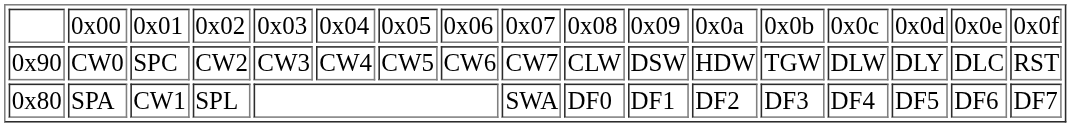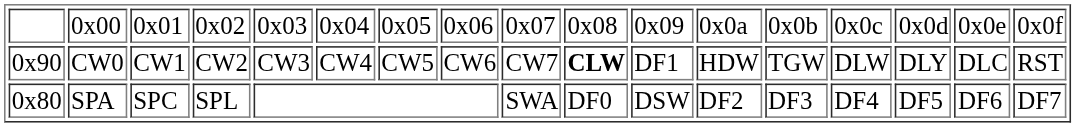(155, 62) SPC -> (159, 62) CW1
(594, 62) normal -> (596, 62) bold
(658, 62) DSW -> (656, 62) DF1
(159, 100) CW1 -> (155, 100) SPC
(653, 100) DF1 -> (662, 100) DSW
